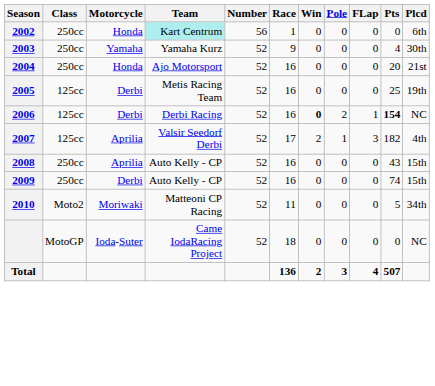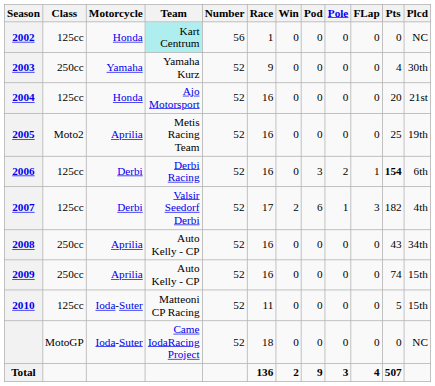+ column: (313, 13)
(70, 31) 250cc -> (70, 37) 125cc
(420, 31) 6th -> (420, 37) NC
(70, 66) 250cc -> (70, 98) 125cc
(70, 90) 125cc -> (69, 134) Moto2
(130, 90) Derbi -> (127, 134) Aprilia
(319, 114) bold -> (296, 171) normal
(419, 114) NC -> (421, 171) 6th
(127, 138) Aprilia -> (130, 208) Derbi
(417, 162) 15th -> (418, 244) 34th
(130, 180) Derbi -> (127, 275) Aprilia
(69, 204) Moto2 -> (70, 305) 125cc
(121, 204) Moriwaki -> (119, 305) Ioda-Suter
(417, 204) 34th -> (418, 305) 15th
